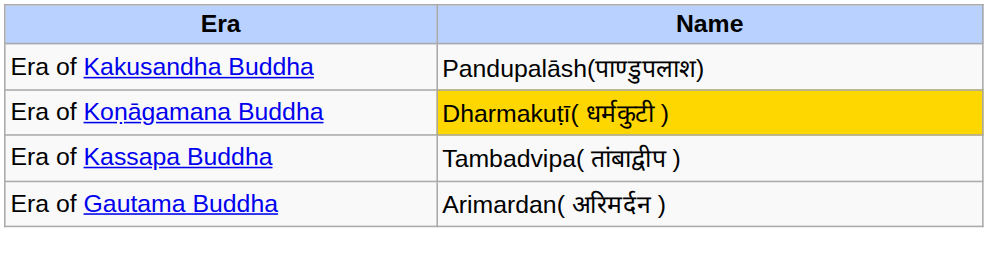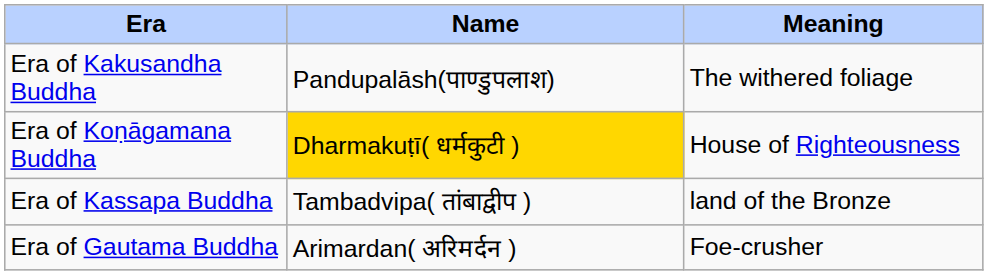+ column: (833, 24)
